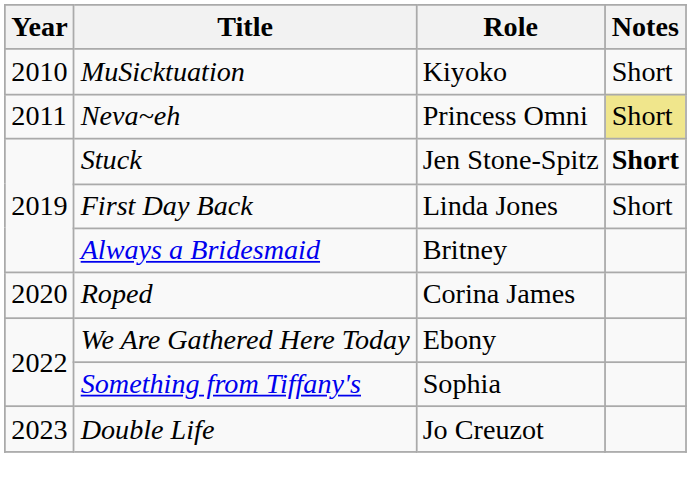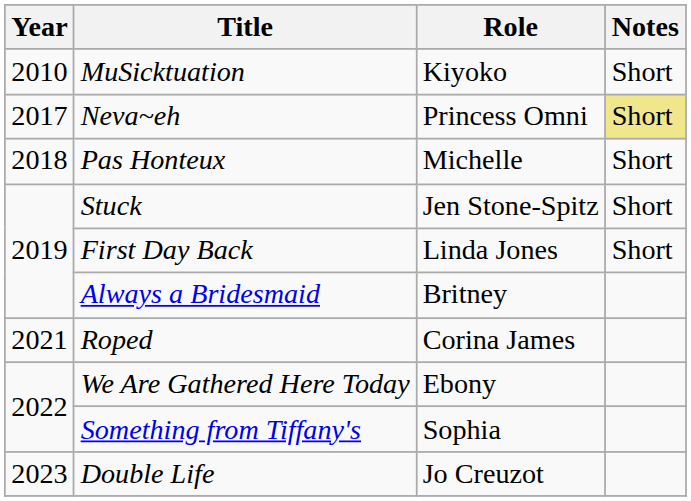(39, 116) 2011 -> (40, 116) 2017
+ row: (153, 160)
(645, 160) bold -> (642, 205) normal
(40, 294) 2020 -> (40, 339) 2021
